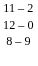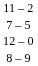+ row: (18, 24)
